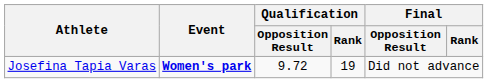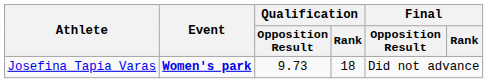(293, 67) 9.72 -> (293, 67) 9.73
(348, 67) 19 -> (348, 67) 18
